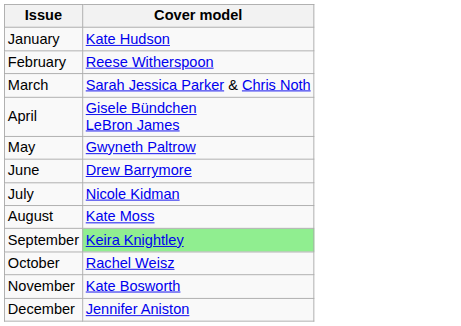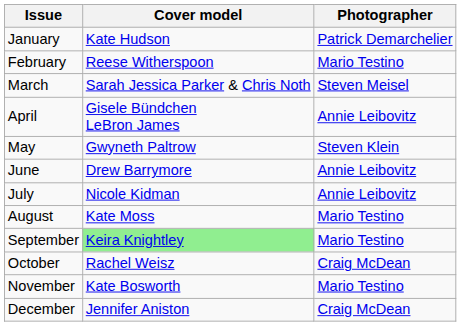+ column: (385, 16)
